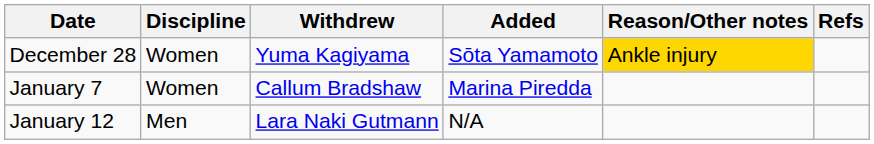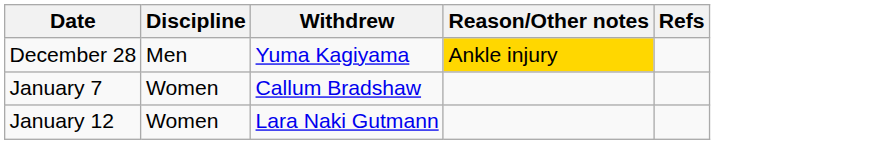- column: (523, 21)
(182, 54) Women -> (167, 54) Men
(167, 121) Men -> (182, 121) Women
